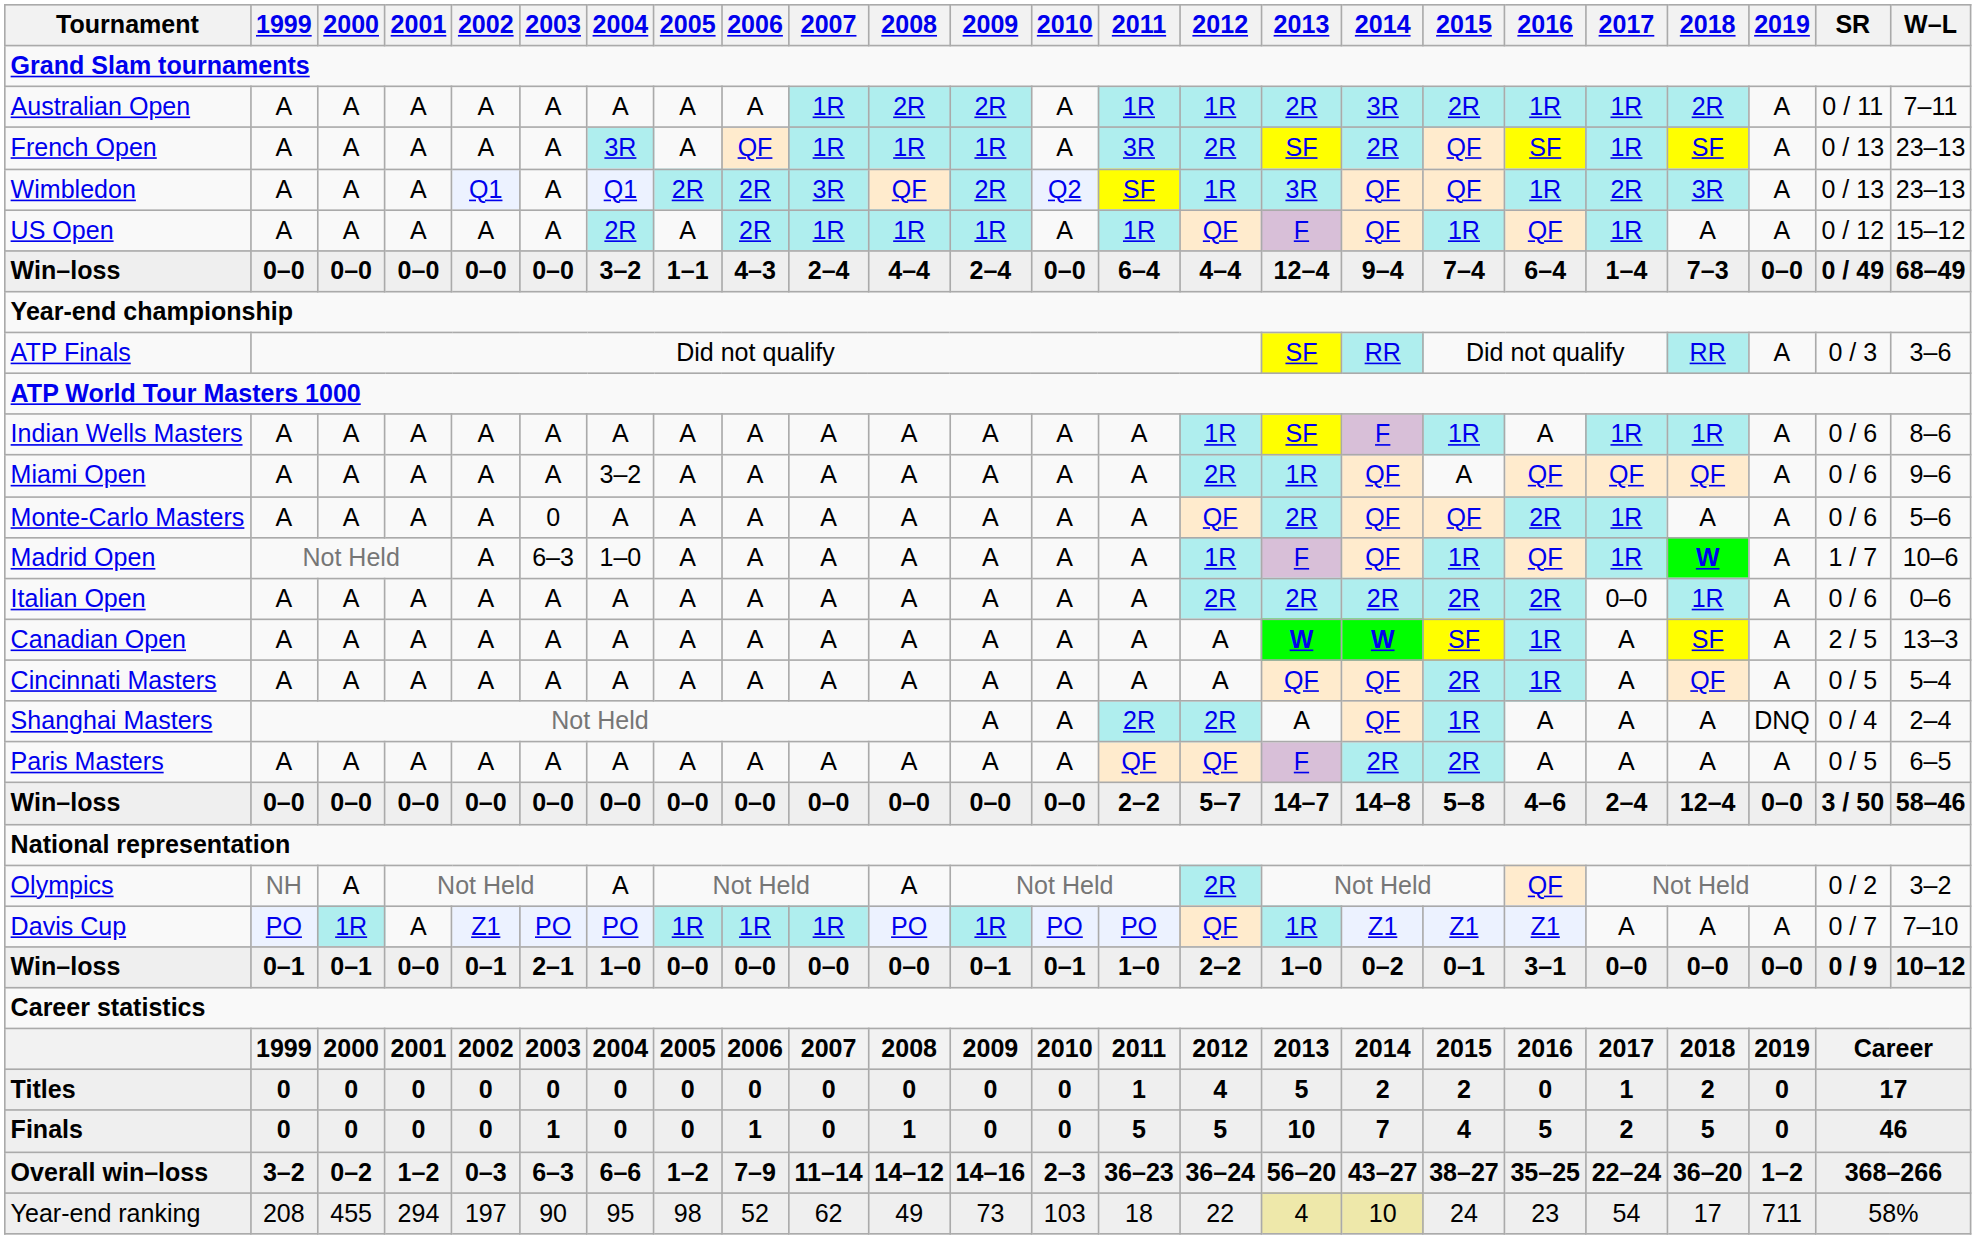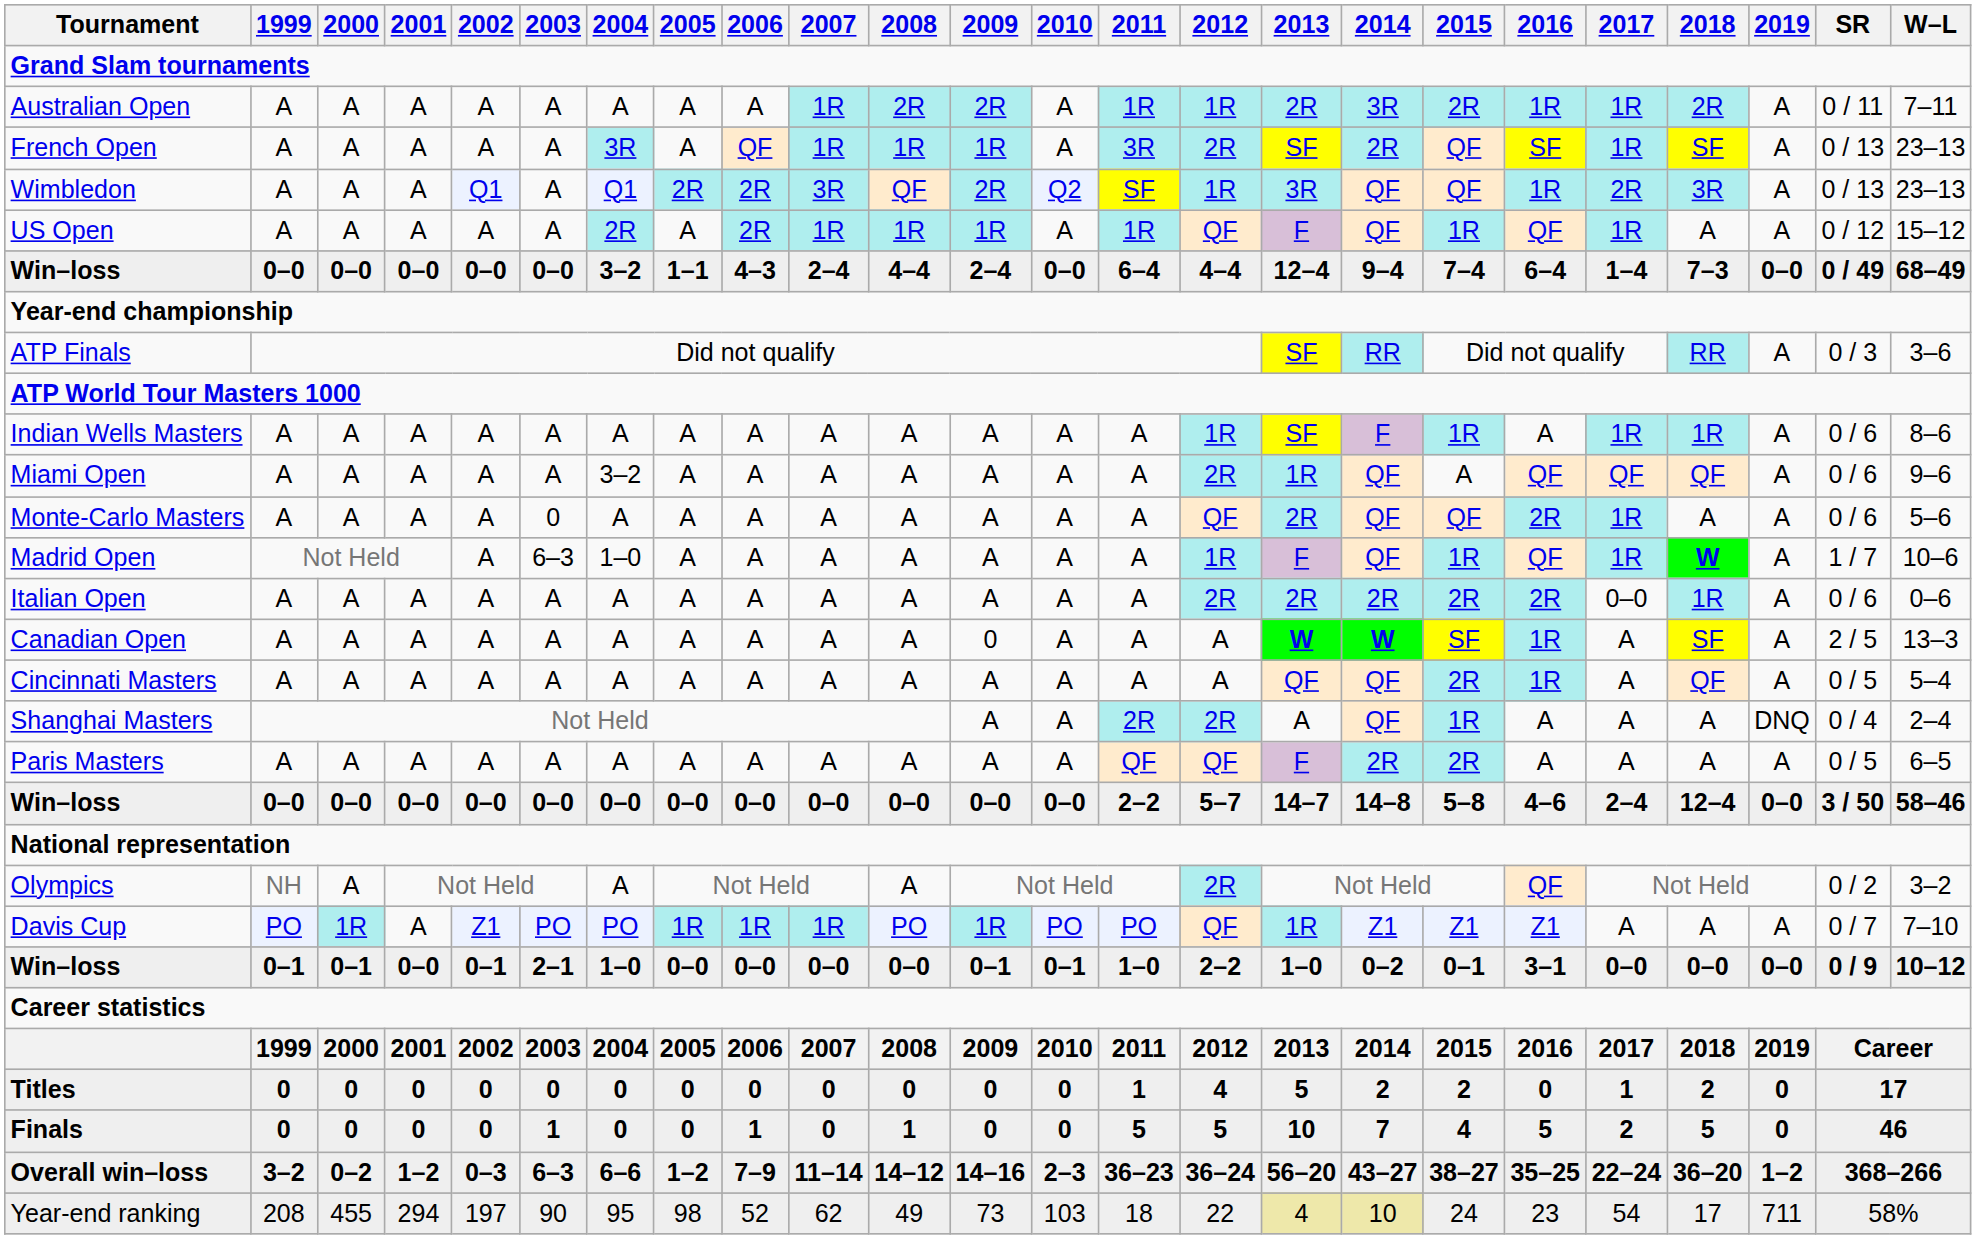(990, 639) A -> (990, 639) 0
